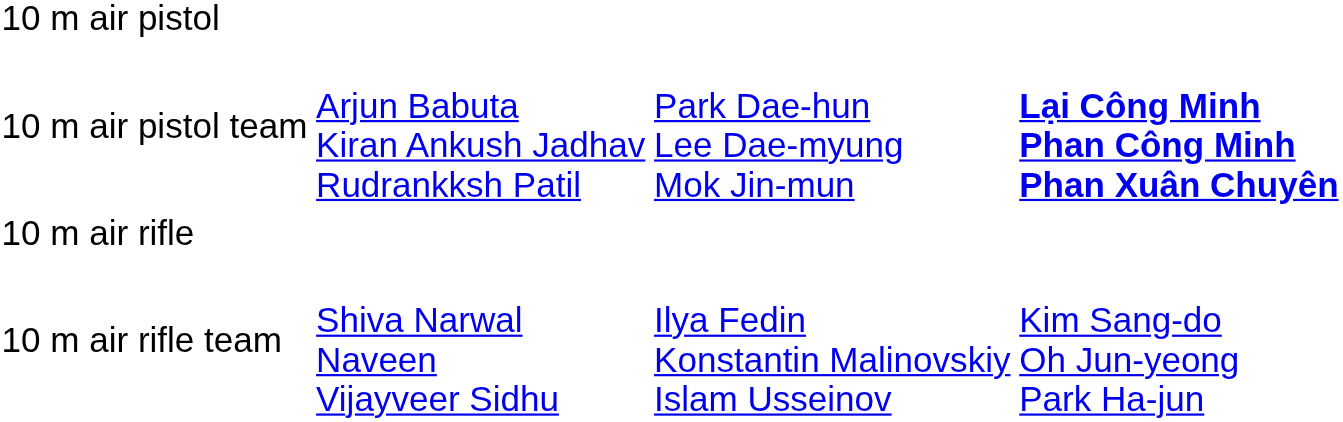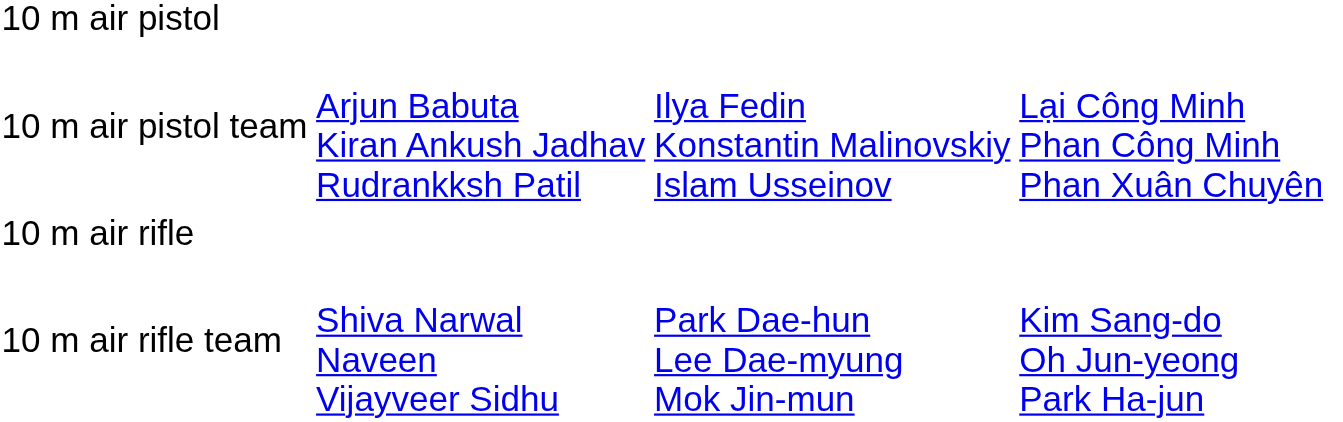(779, 145) Park Dae-hun Lee Dae-myung Mok Jin-mun -> (832, 145) Ilya Fedin Konstantin Malinovskiy Islam Usseinov
(1179, 145) bold -> (1171, 145) normal
(832, 360) Ilya Fedin Konstantin Malinovskiy Islam Usseinov -> (779, 360) Park Dae-hun Lee Dae-myung Mok Jin-mun
